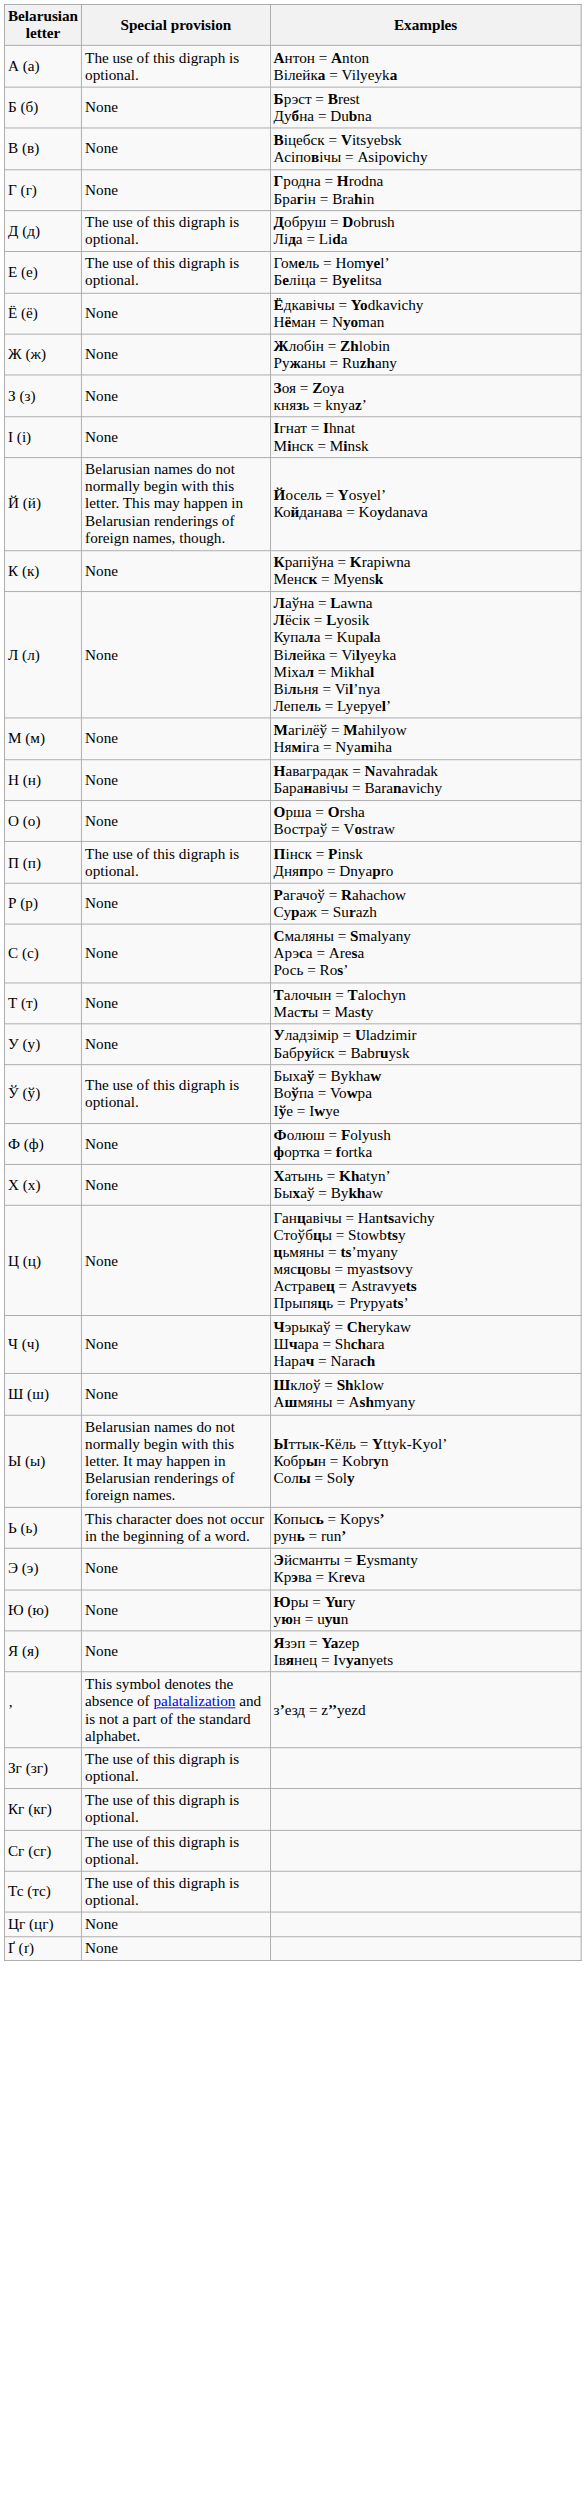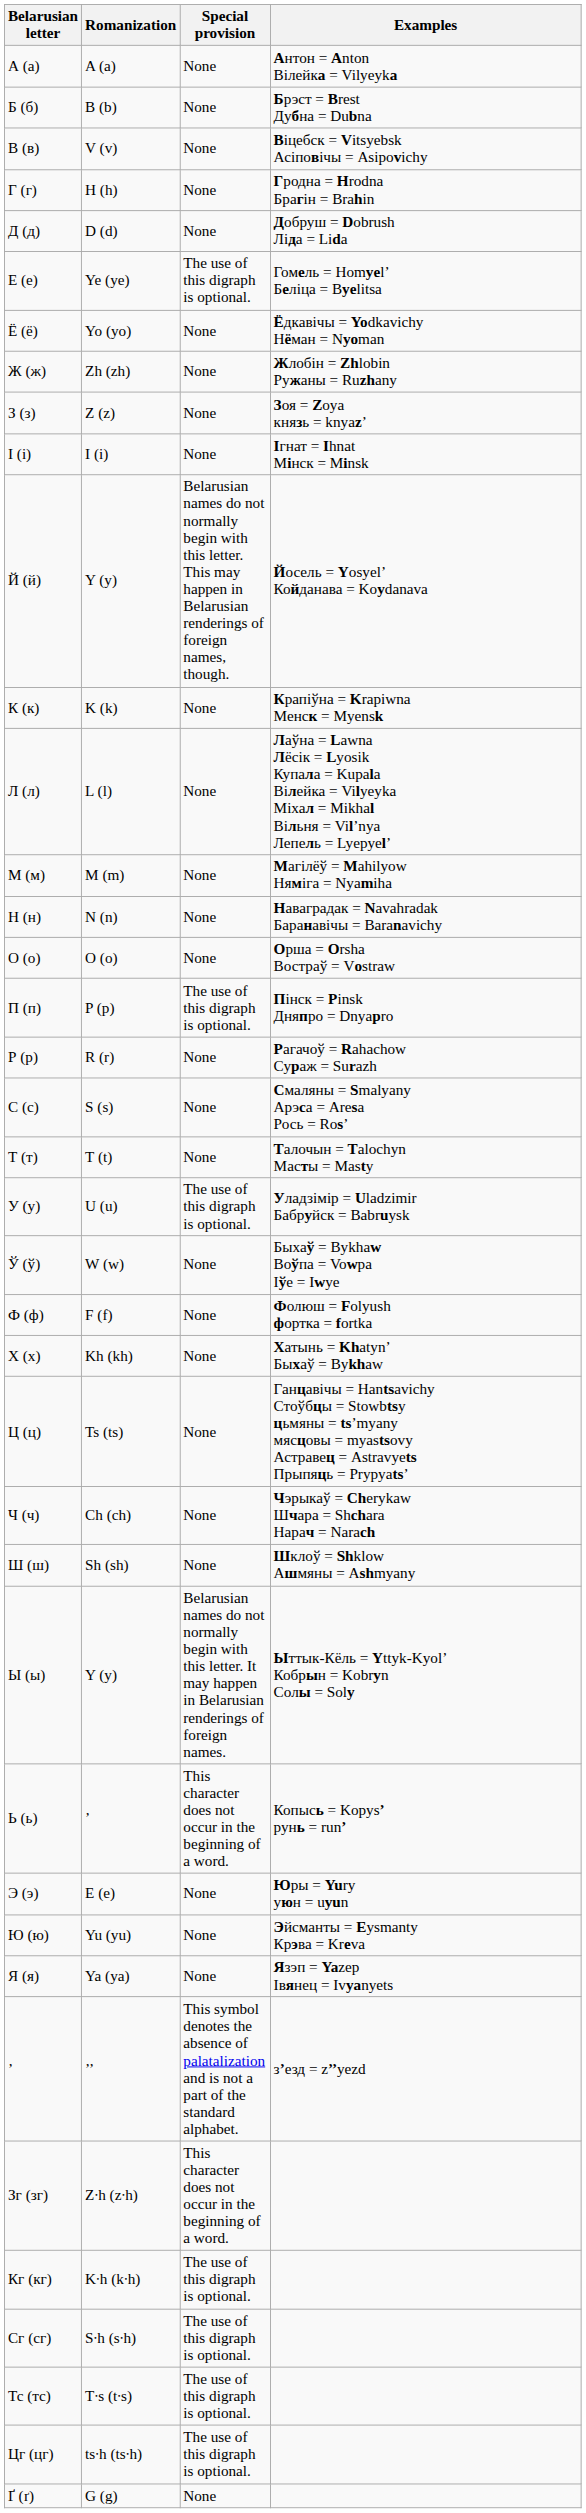+ column: (131, 25)
(162, 66) The use of this digraph is optional. -> (200, 66) None
(162, 231) The use of this digraph is optional. -> (200, 231) None
(102, 1044) None -> (219, 1206) The use of this digraph is optional.
(162, 1094) The use of this digraph is optional. -> (200, 1265) None
(346, 1569) Эйсманты = Eysmanty Крэва = Kreva -> (315, 1893) Юры = Yury уюн = uyun
(315, 1610) Юры = Yury уюн = uyun -> (346, 1935) Эйсманты = Eysmanty Крэва = Kreva
(162, 1768) The use of this digraph is optional. -> (222, 2195) This character does not occur in the beginning of a word.
(102, 1924) None -> (219, 2454) The use of this digraph is optional.
